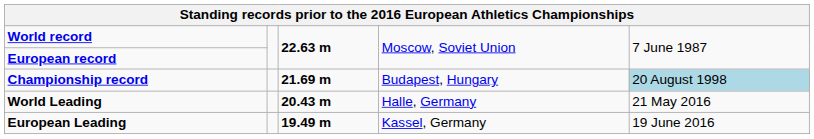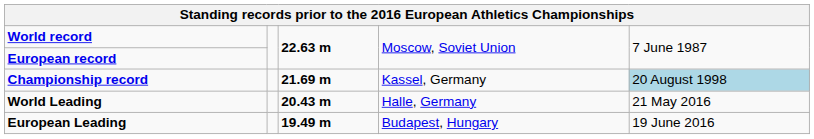(440, 79) Budapest, Hungary -> (434, 79) Kassel, Germany
(434, 123) Kassel, Germany -> (440, 123) Budapest, Hungary
